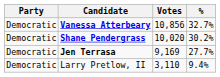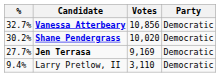columns swapped: (31, 11) <-> (201, 11)
